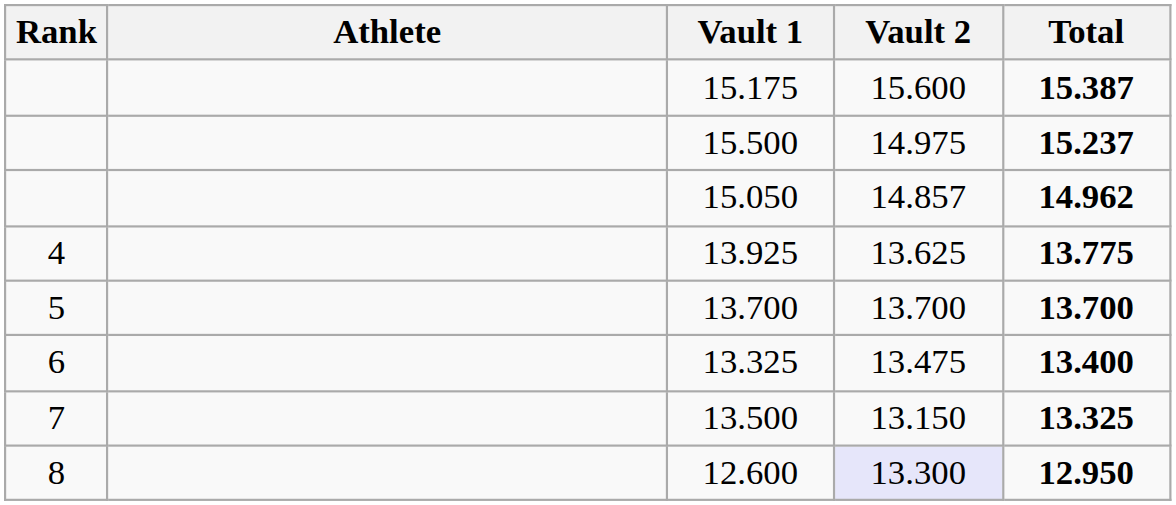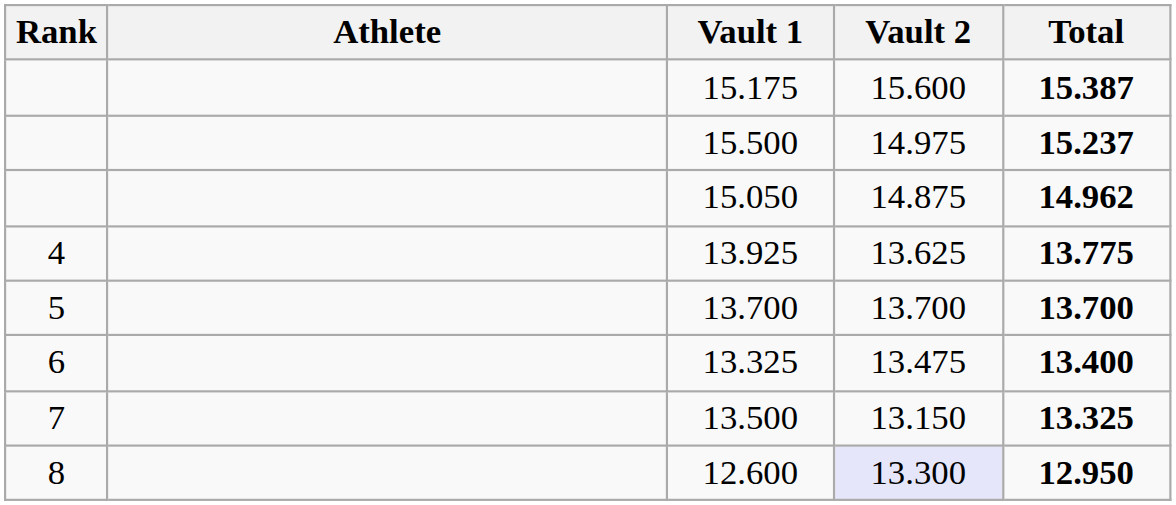(918, 197) 14.857 -> (918, 197) 14.875
